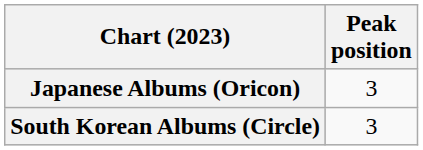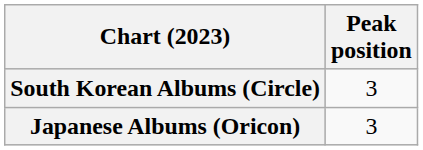rows swapped: (165, 88) <-> (165, 125)
